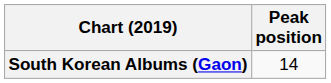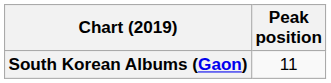(289, 64) 14 -> (289, 64) 11
